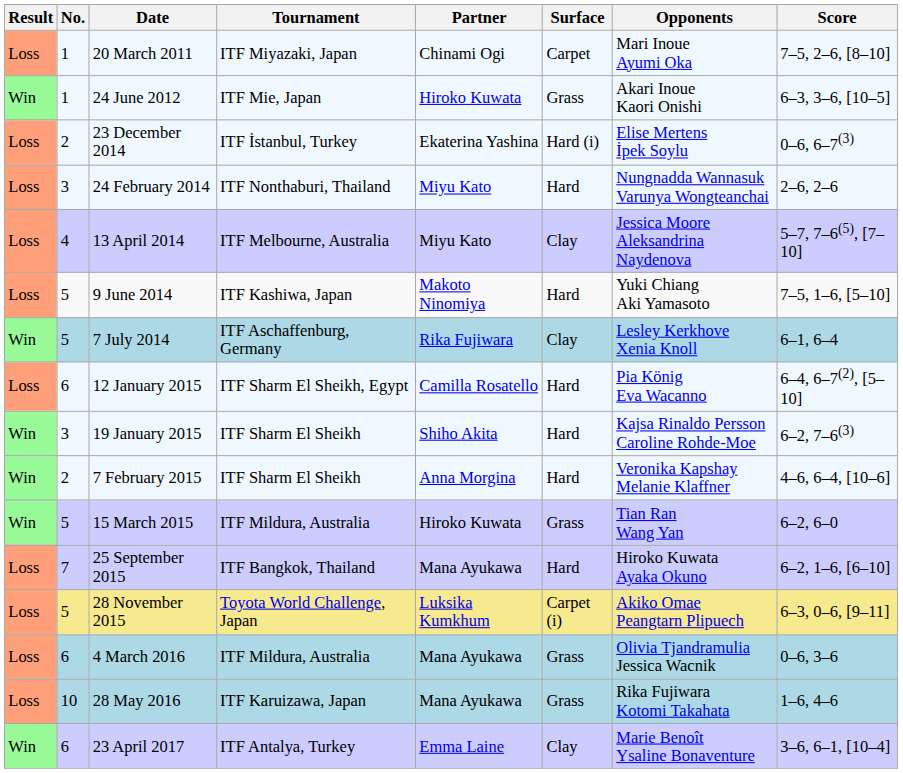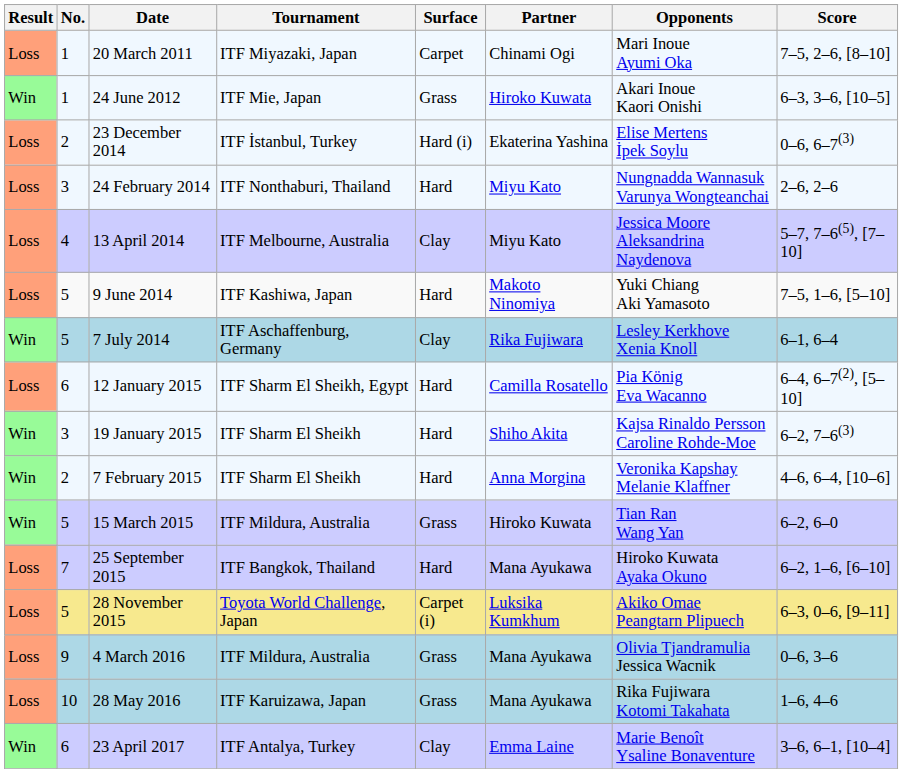columns swapped: (578, 17) <-> (479, 17)
(65, 656) 6 -> (65, 656) 9
